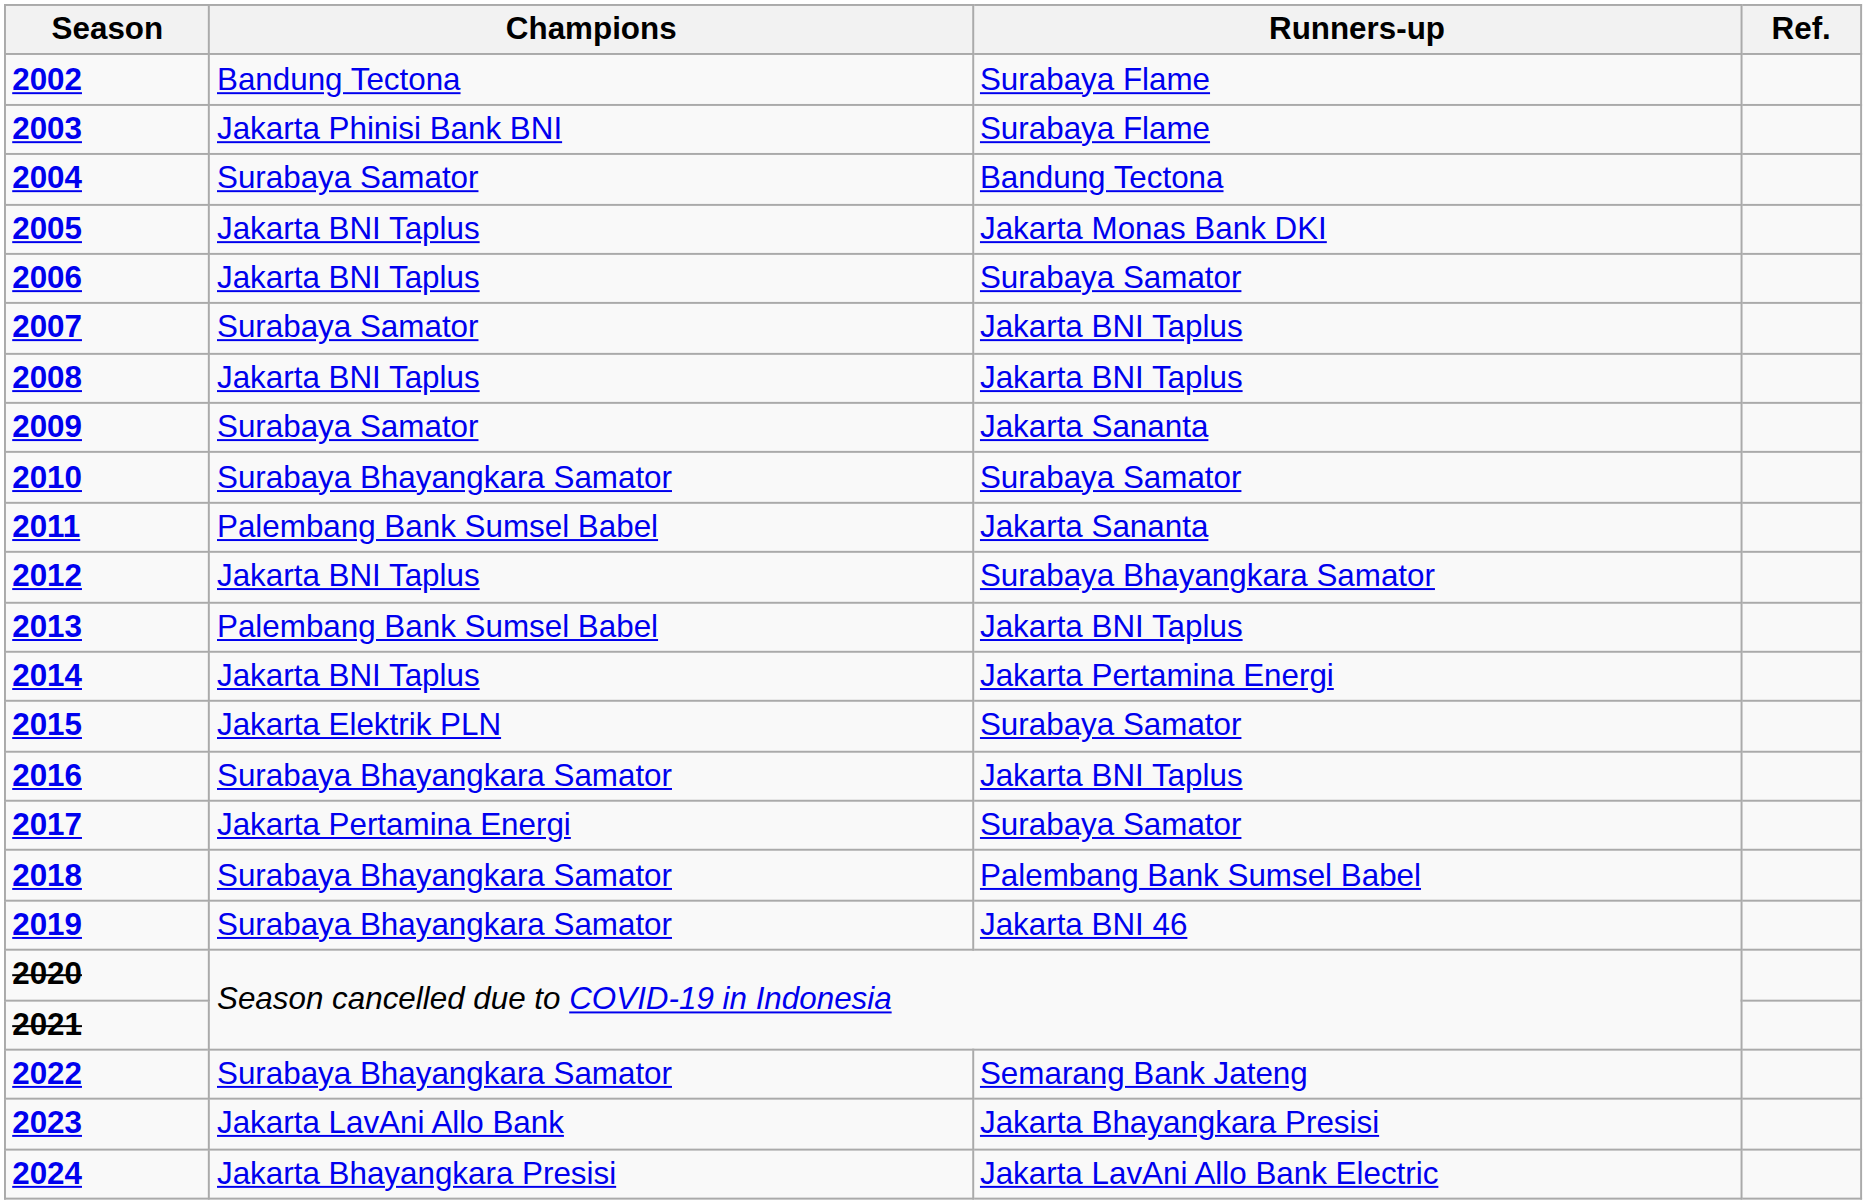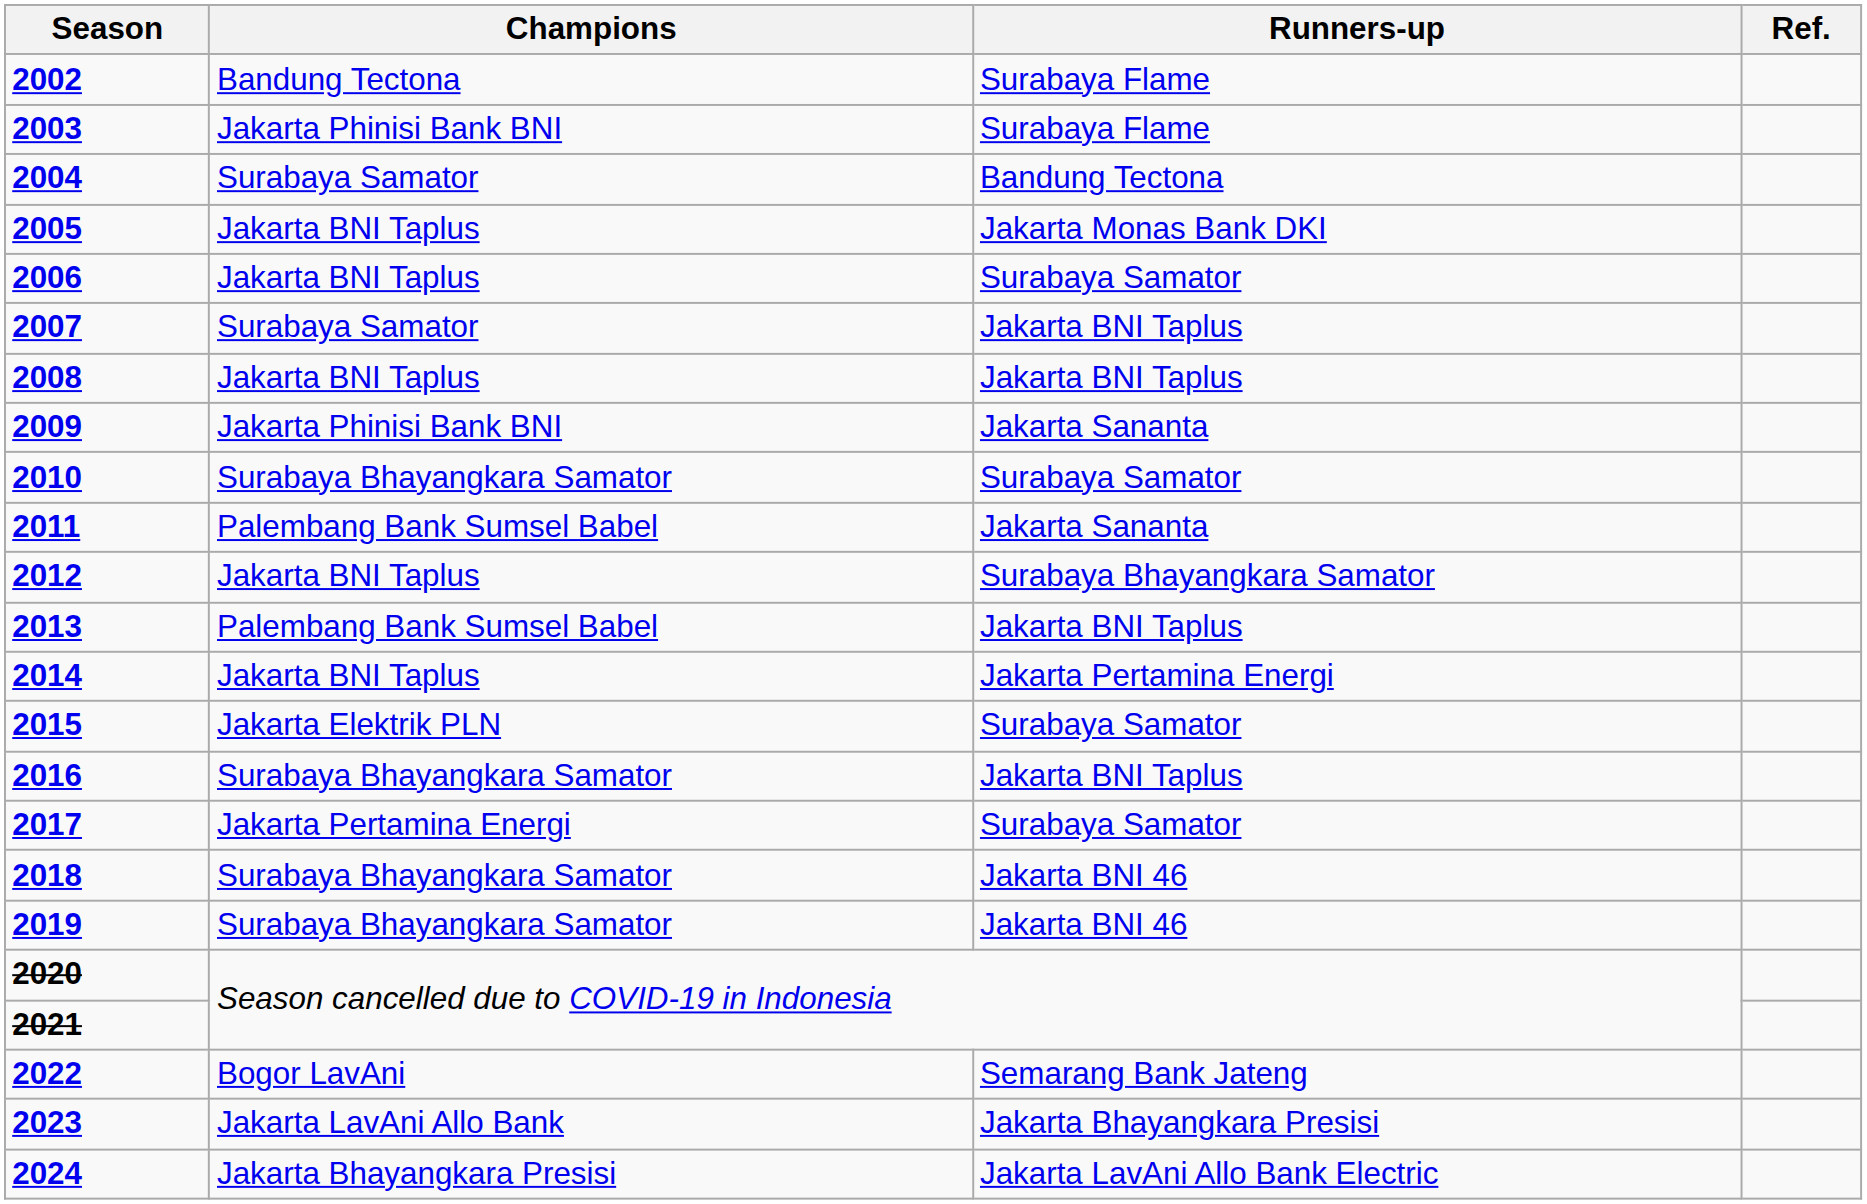(348, 427) Surabaya Samator -> (390, 427) Jakarta Phinisi Bank BNI
(1200, 874) Palembang Bank Sumsel Babel -> (1084, 874) Jakarta BNI 46
(444, 1073) Surabaya Bhayangkara Samator -> (311, 1073) Bogor LavAni
